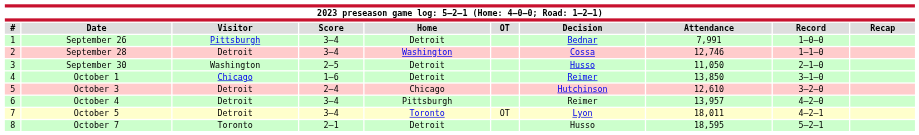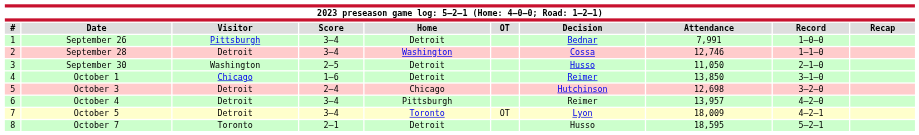(709, 89) 12,610 -> (709, 89) 12,698
(709, 113) 18,011 -> (709, 113) 18,009
